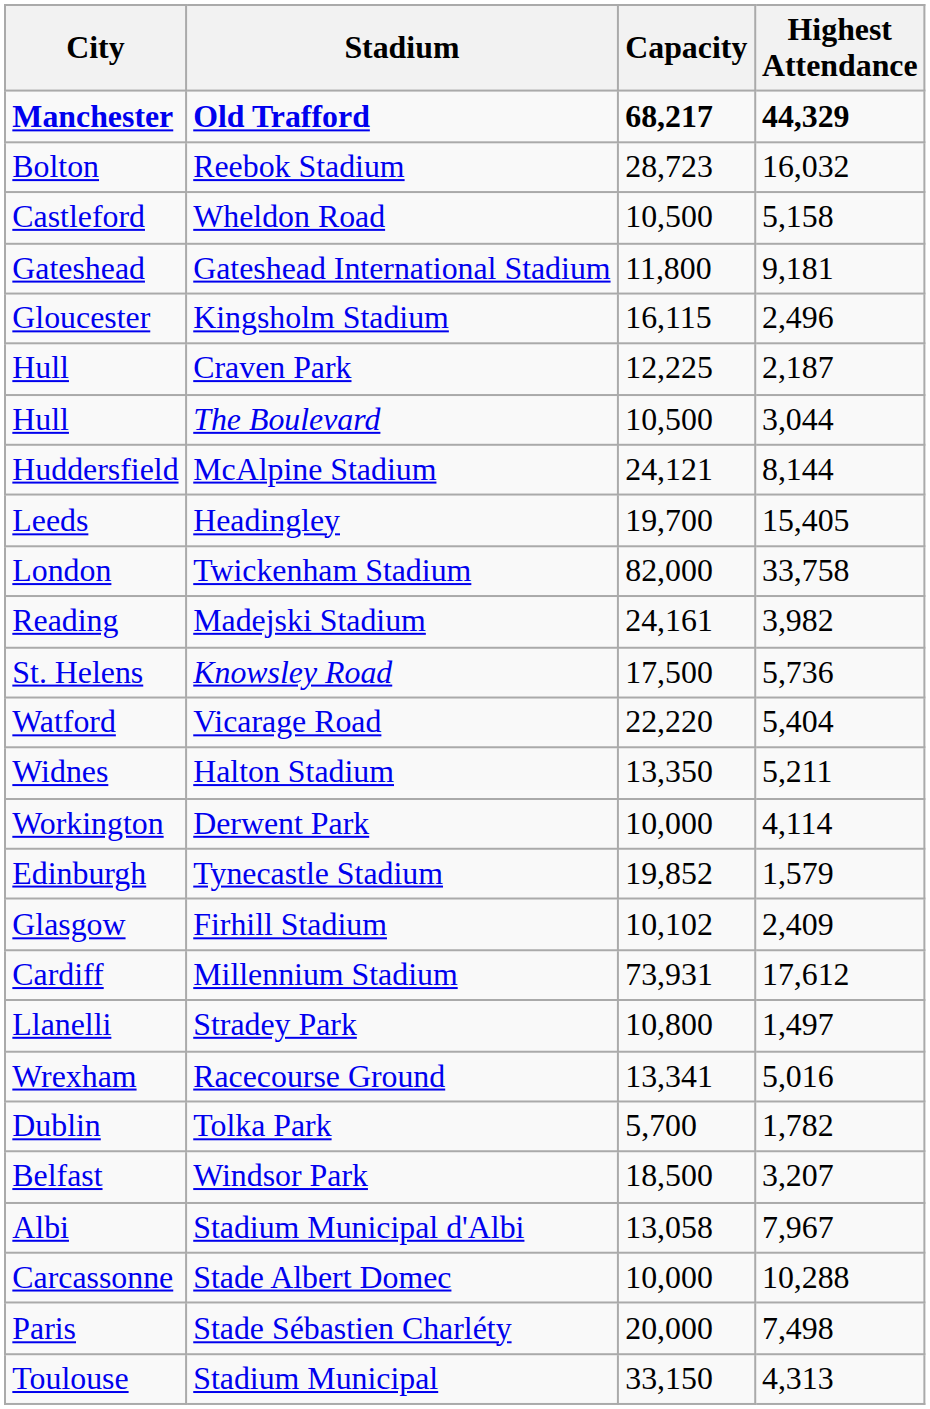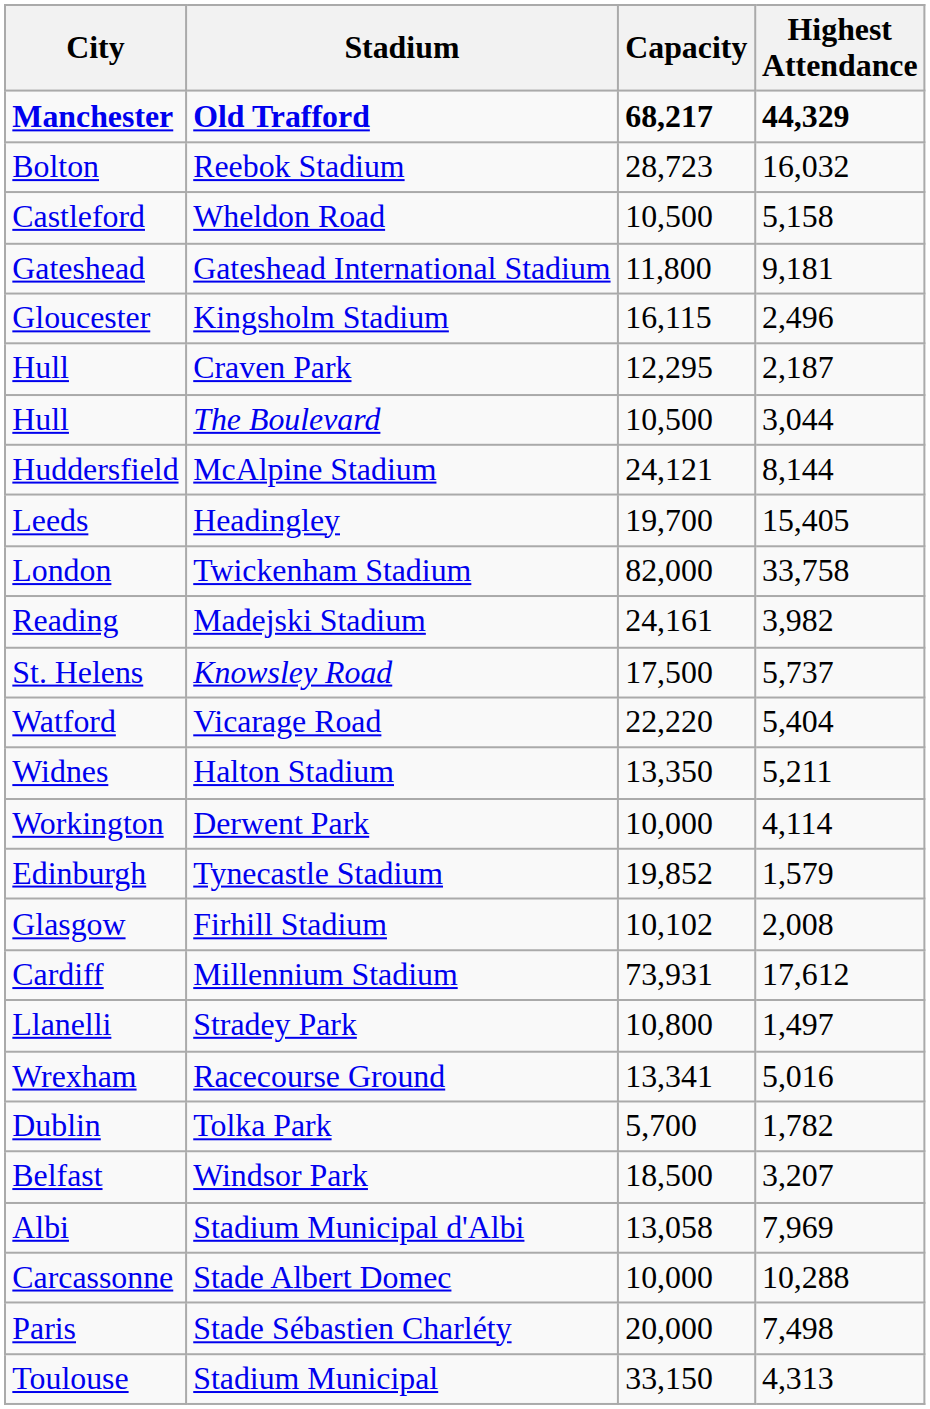(669, 368) 12,225 -> (669, 368) 12,295
(798, 671) 5,736 -> (798, 671) 5,737
(798, 924) 2,409 -> (798, 924) 2,008
(798, 1226) 7,967 -> (798, 1226) 7,969
